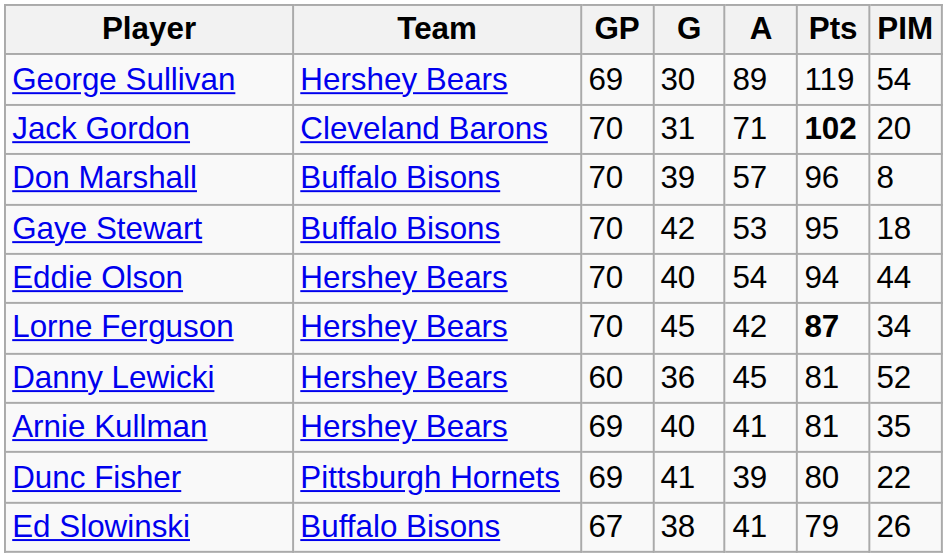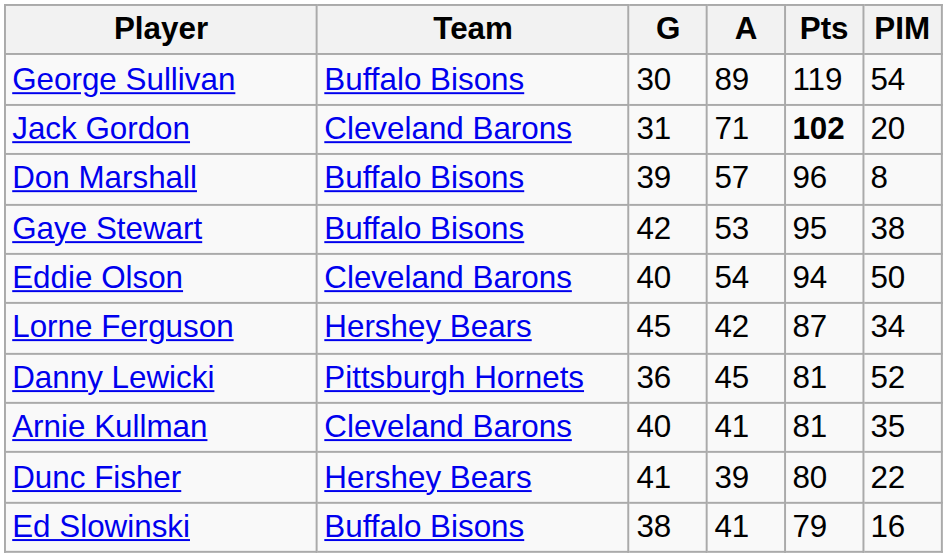- column: (617, 29)
(404, 79) Hershey Bears -> (424, 79) Buffalo Bisons
(894, 228) 18 -> (888, 228) 38
(404, 278) Hershey Bears -> (448, 278) Cleveland Barons
(894, 278) 44 -> (888, 278) 50
(822, 327) bold -> (810, 327) normal
(404, 377) Hershey Bears -> (454, 377) Pittsburgh Hornets
(404, 427) Hershey Bears -> (448, 427) Cleveland Barons
(430, 476) Pittsburgh Hornets -> (428, 476) Hershey Bears
(894, 526) 26 -> (888, 526) 16
